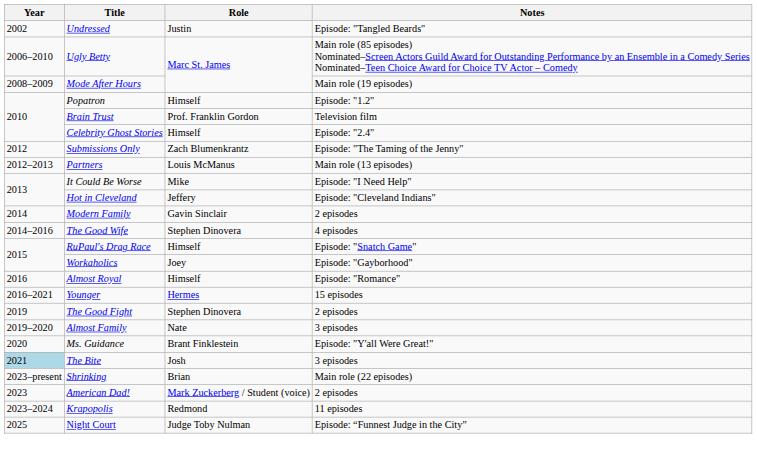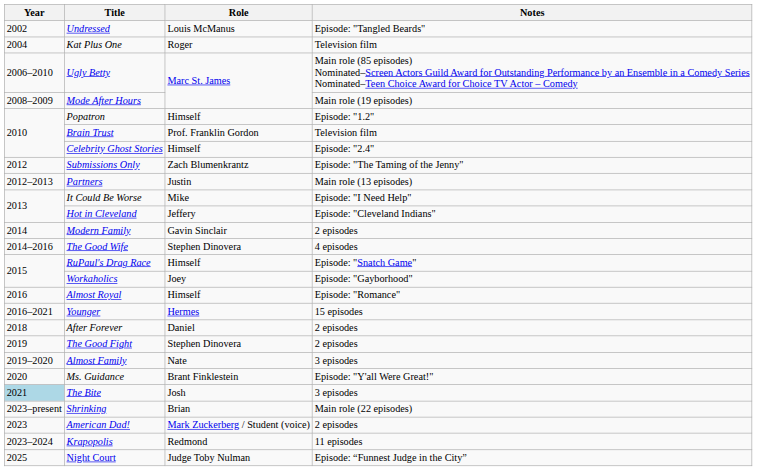(179, 28) Justin -> (201, 28) Louis McManus
+ row: (94, 45)
(201, 165) Louis McManus -> (179, 181) Justin
+ row: (94, 327)
